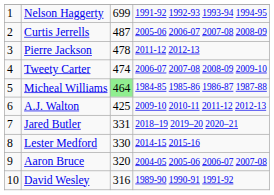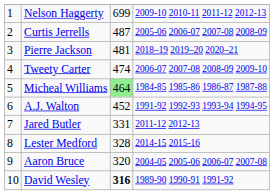(201, 13) 1991-92 1992-93 1993-94 1994-95 -> (201, 13) 2009-10 2010-11 2011-12 2012-13
(122, 50) 478 -> (122, 50) 481
(167, 50) 2011-12 2012-13 -> (187, 50) 2018–19 2019–20 2020–21
(122, 106) 425 -> (122, 106) 452
(201, 106) 2009-10 2010-11 2011-12 2012-13 -> (201, 106) 1991-92 1992-93 1993-94 1994-95
(187, 124) 2018–19 2019–20 2020–21 -> (167, 124) 2011-12 2012-13
(122, 143) 330 -> (122, 143) 328
(122, 180) normal -> (122, 180) bold
